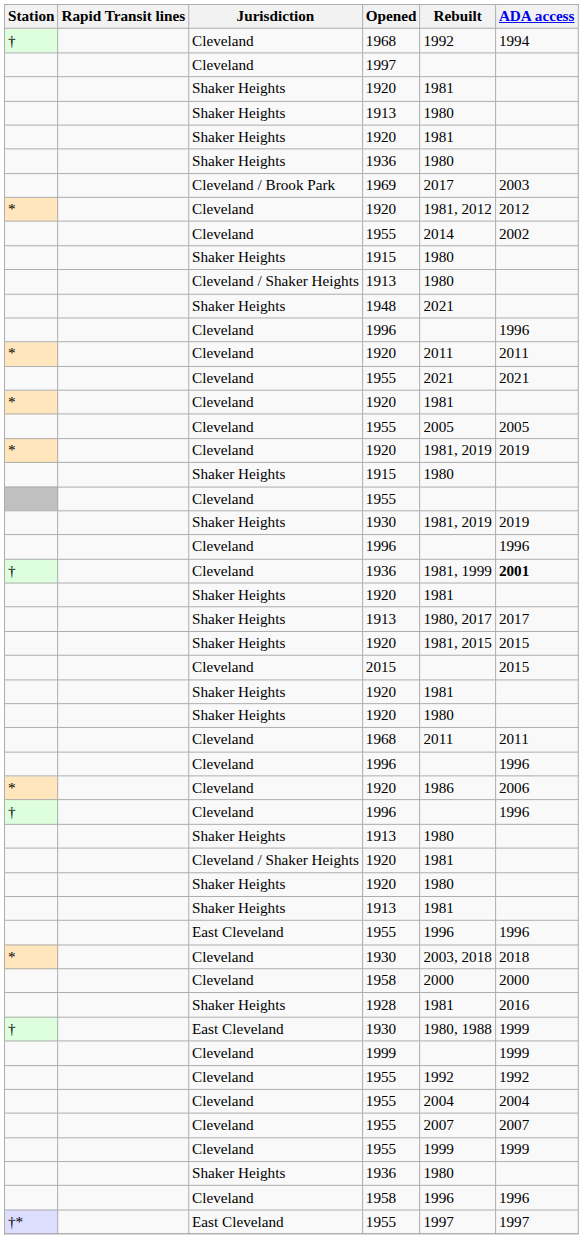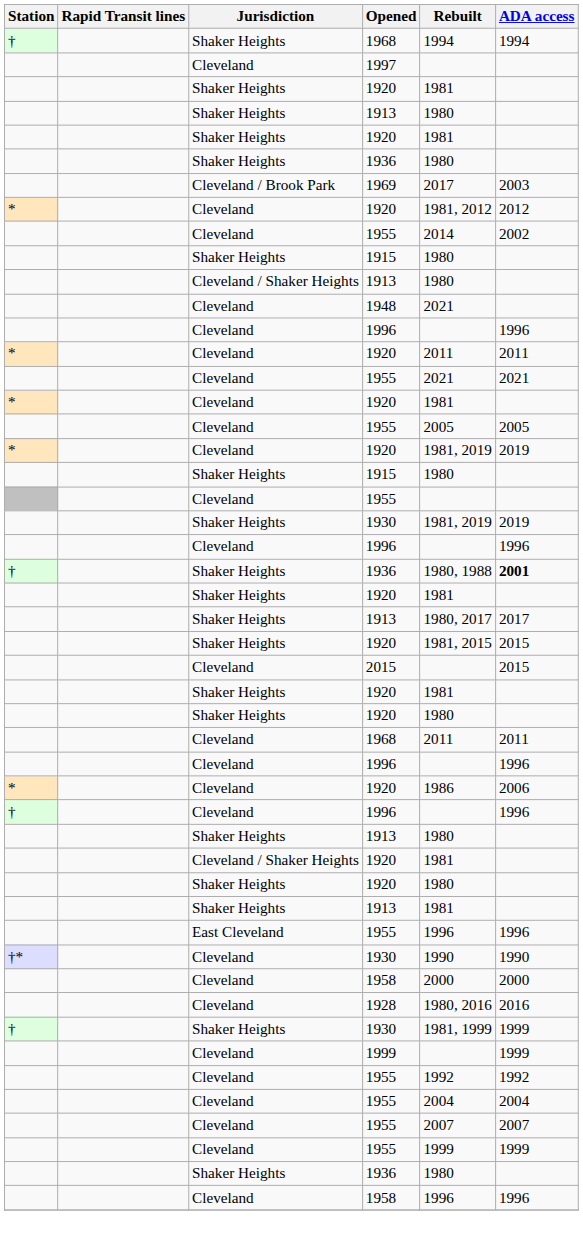(223, 40) Cleveland -> (239, 40) Shaker Heights
(439, 40) 1992 -> (439, 40) 1994
(239, 305) Shaker Heights -> (223, 305) Cleveland
(223, 570) Cleveland -> (239, 570) Shaker Heights
(458, 570) 1981, 1999 -> (458, 570) 1980, 1988
+ row: (16, 956)
- row: (12, 956)
(239, 1004) Shaker Heights -> (223, 1004) Cleveland
(439, 1004) 1981 -> (458, 1004) 1980, 2016
(238, 1029) East Cleveland -> (239, 1029) Shaker Heights
(458, 1029) 1980, 1988 -> (458, 1029) 1981, 1999
- row: (16, 1221)
